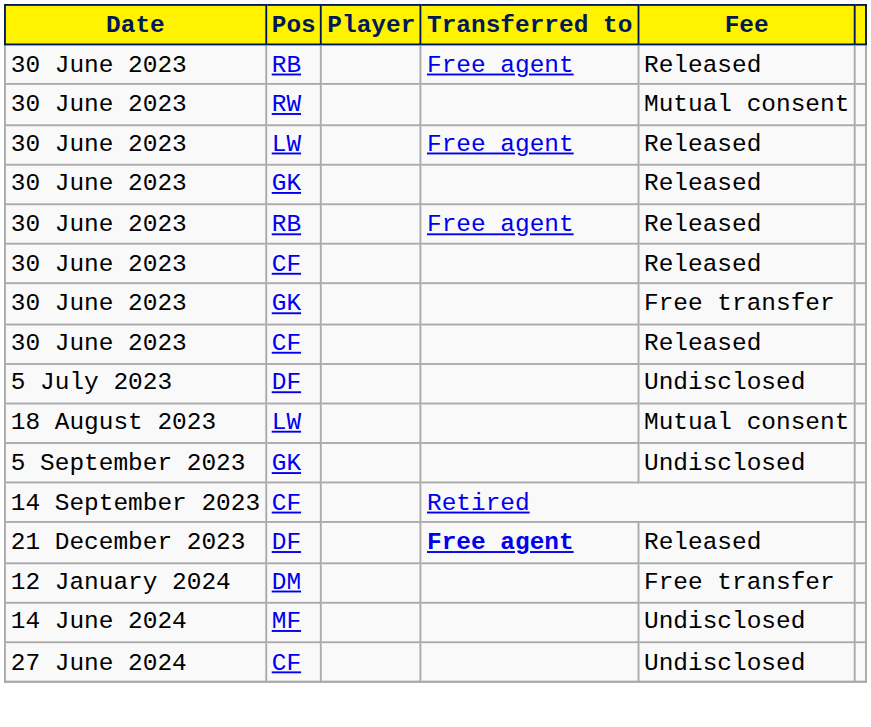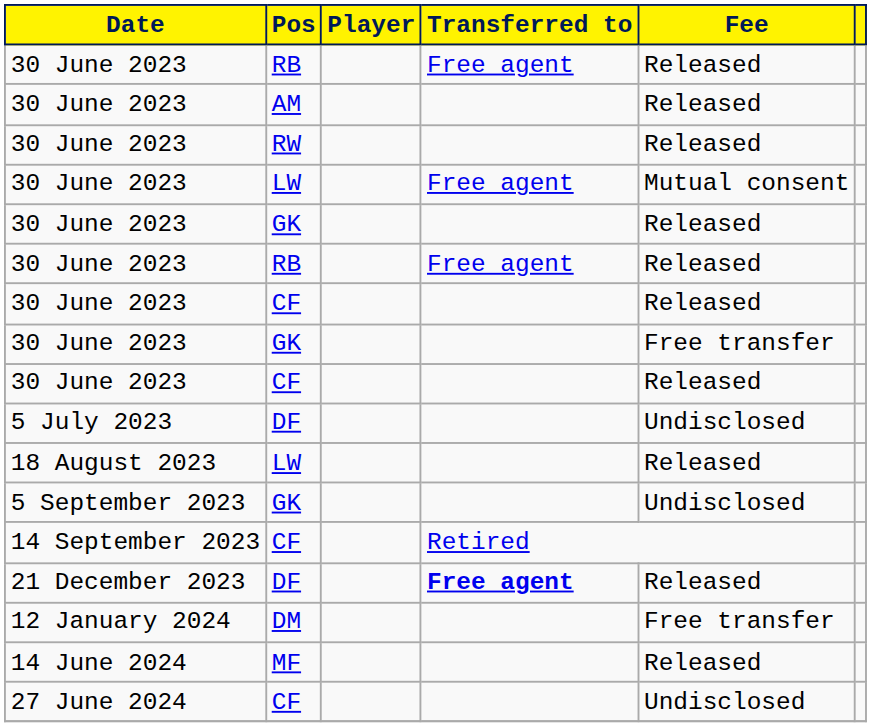+ row: (99, 105)
(747, 105) Mutual consent -> (703, 144) Released
(703, 144) Released -> (747, 184) Mutual consent
(747, 423) Mutual consent -> (703, 463) Released
(725, 622) Undisclosed -> (703, 662) Released
